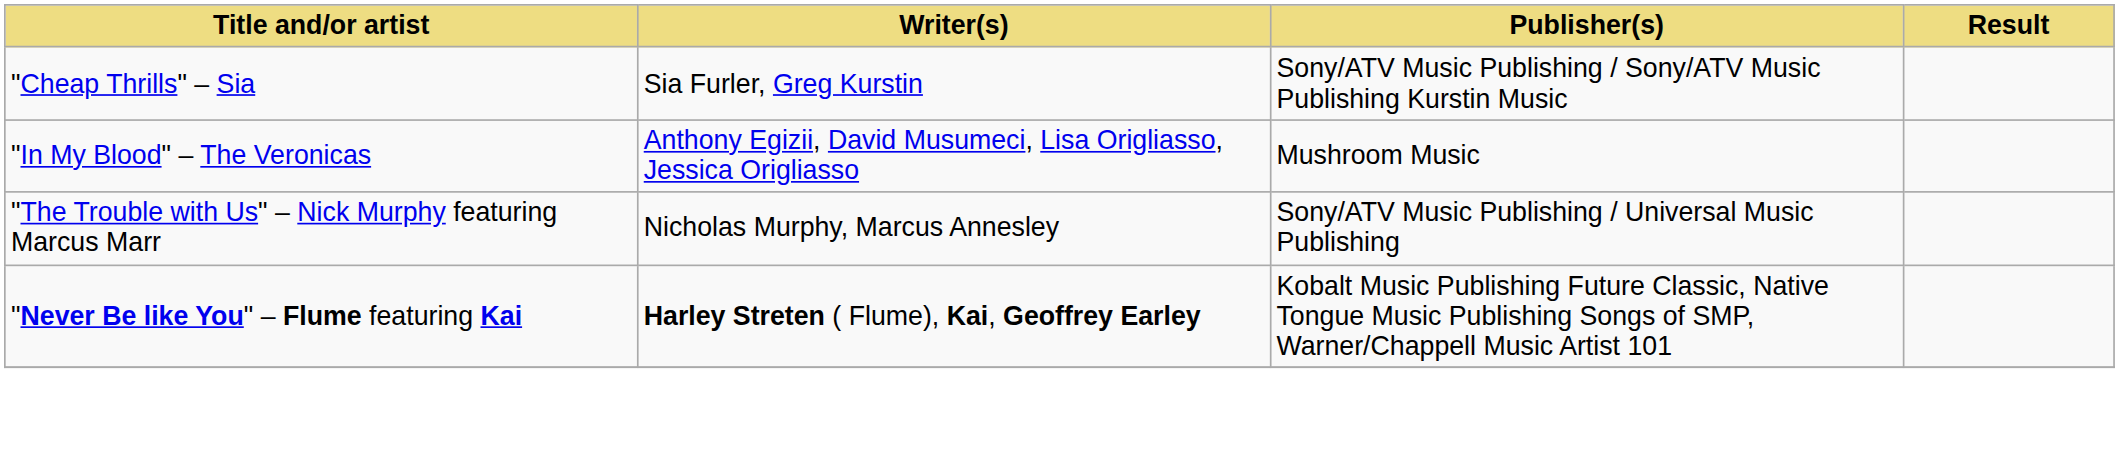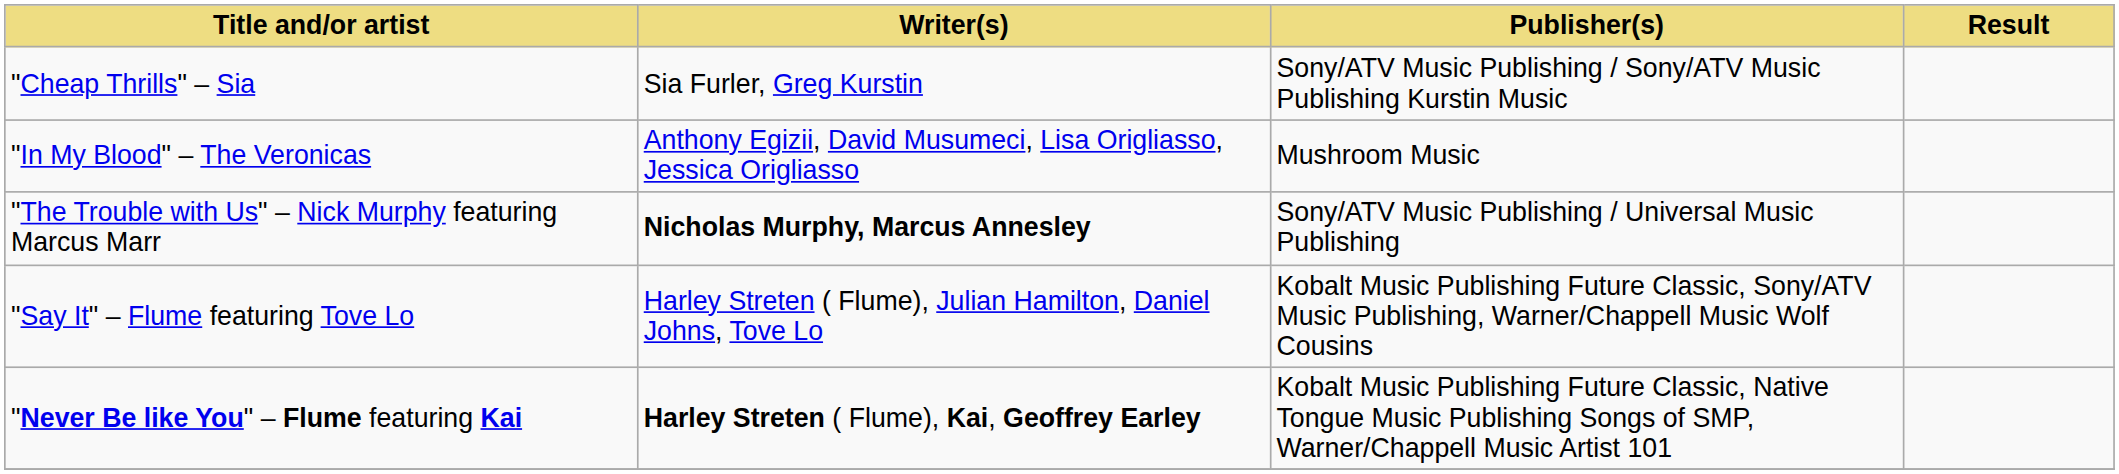(851, 227) normal -> (867, 227) bold
+ row: (213, 315)
